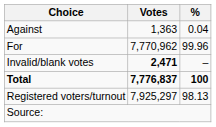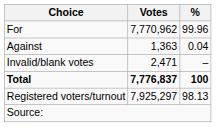rows swapped: (15, 46) <-> (24, 29)
(164, 63) bold -> (164, 63) normal
